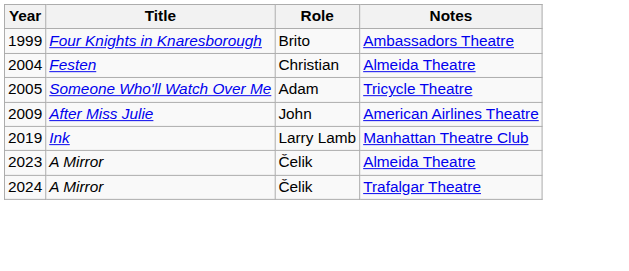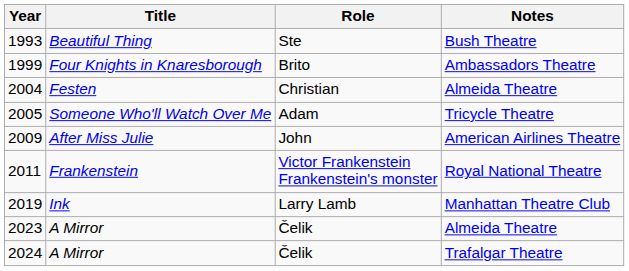+ row: (25, 41)
+ row: (25, 171)
